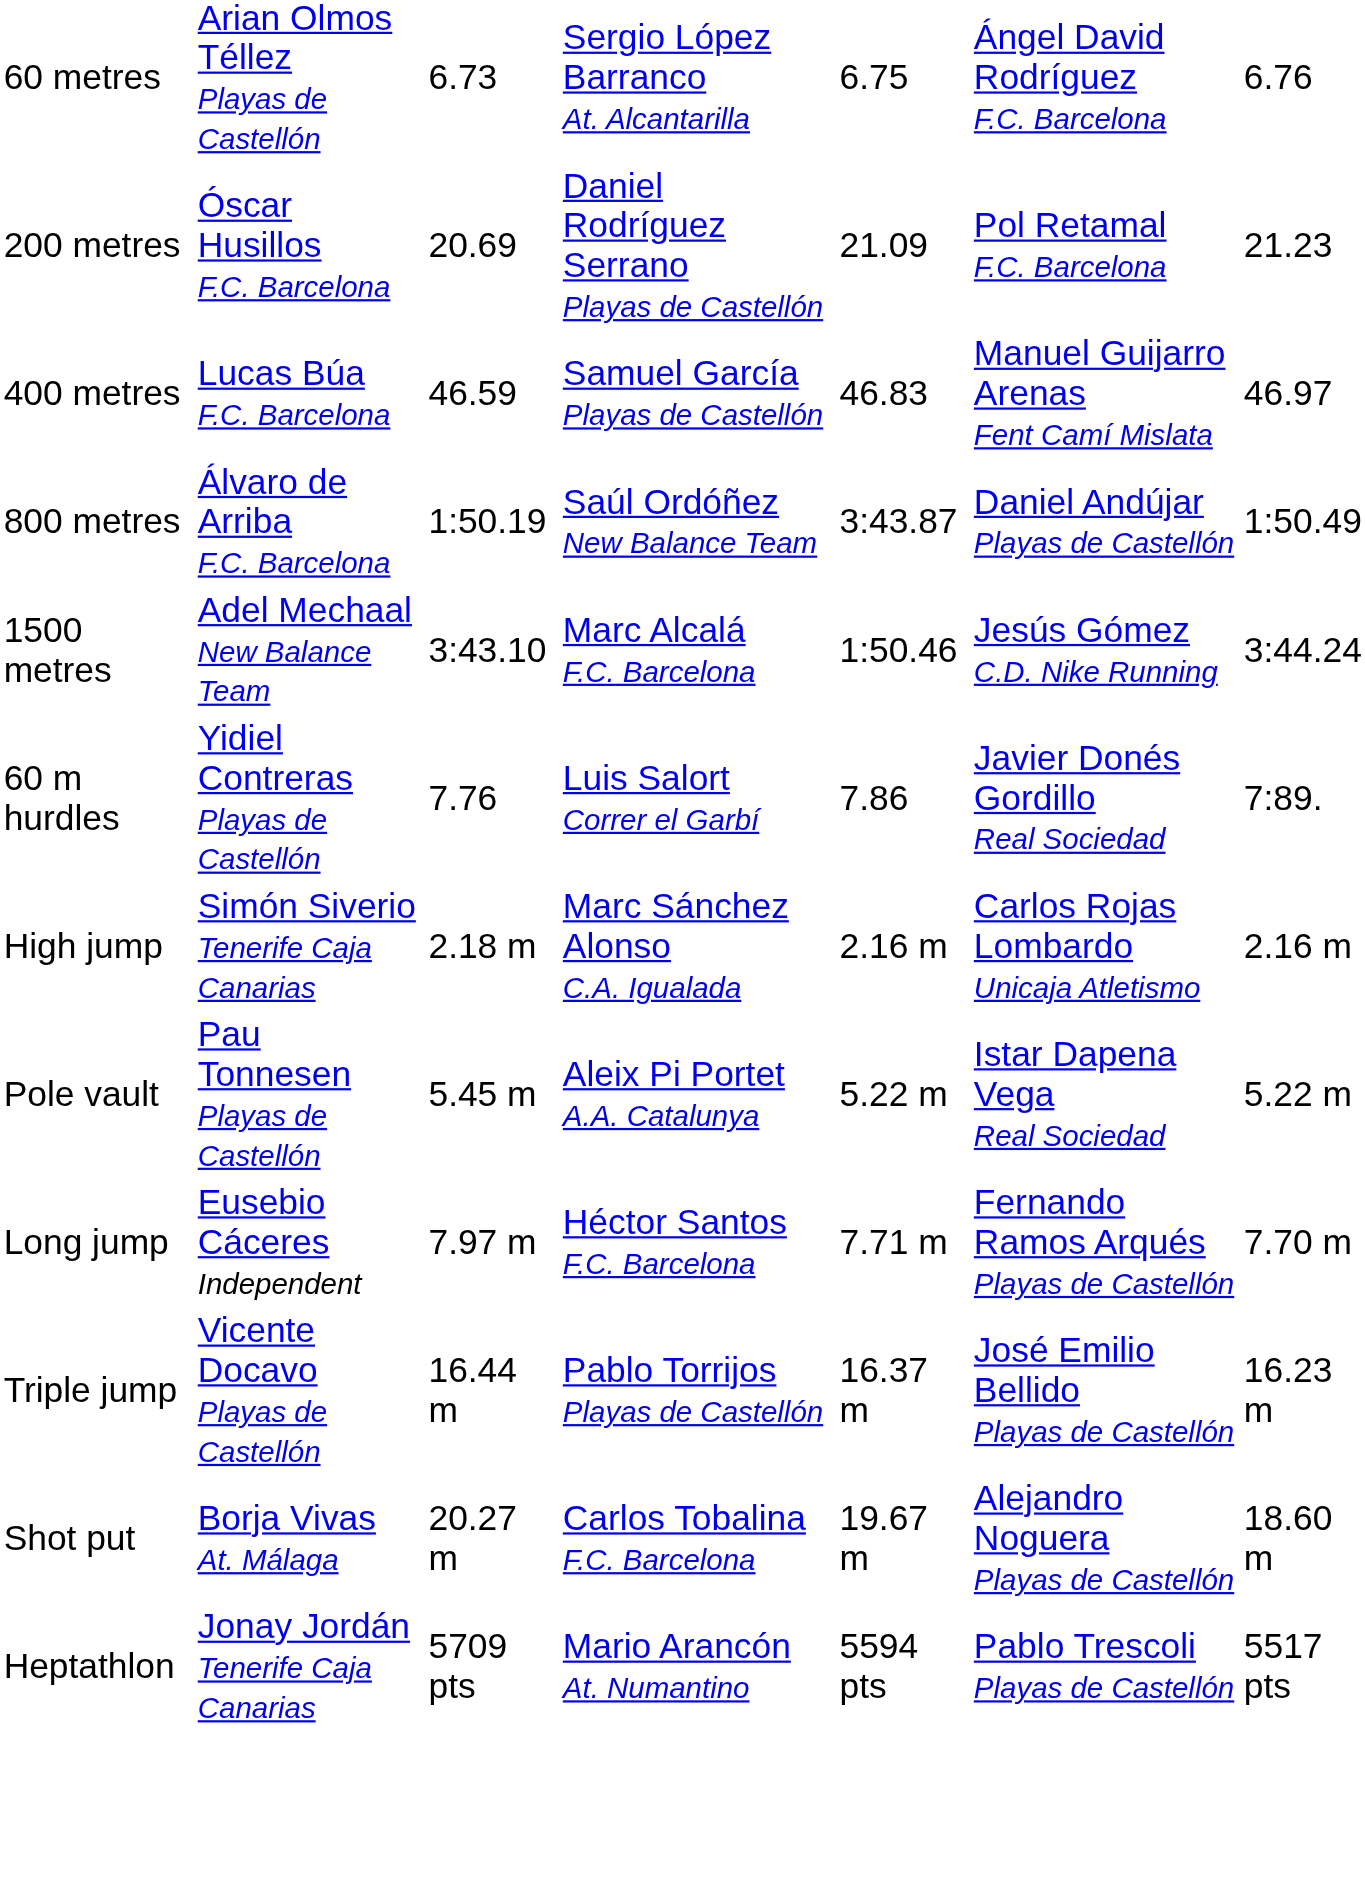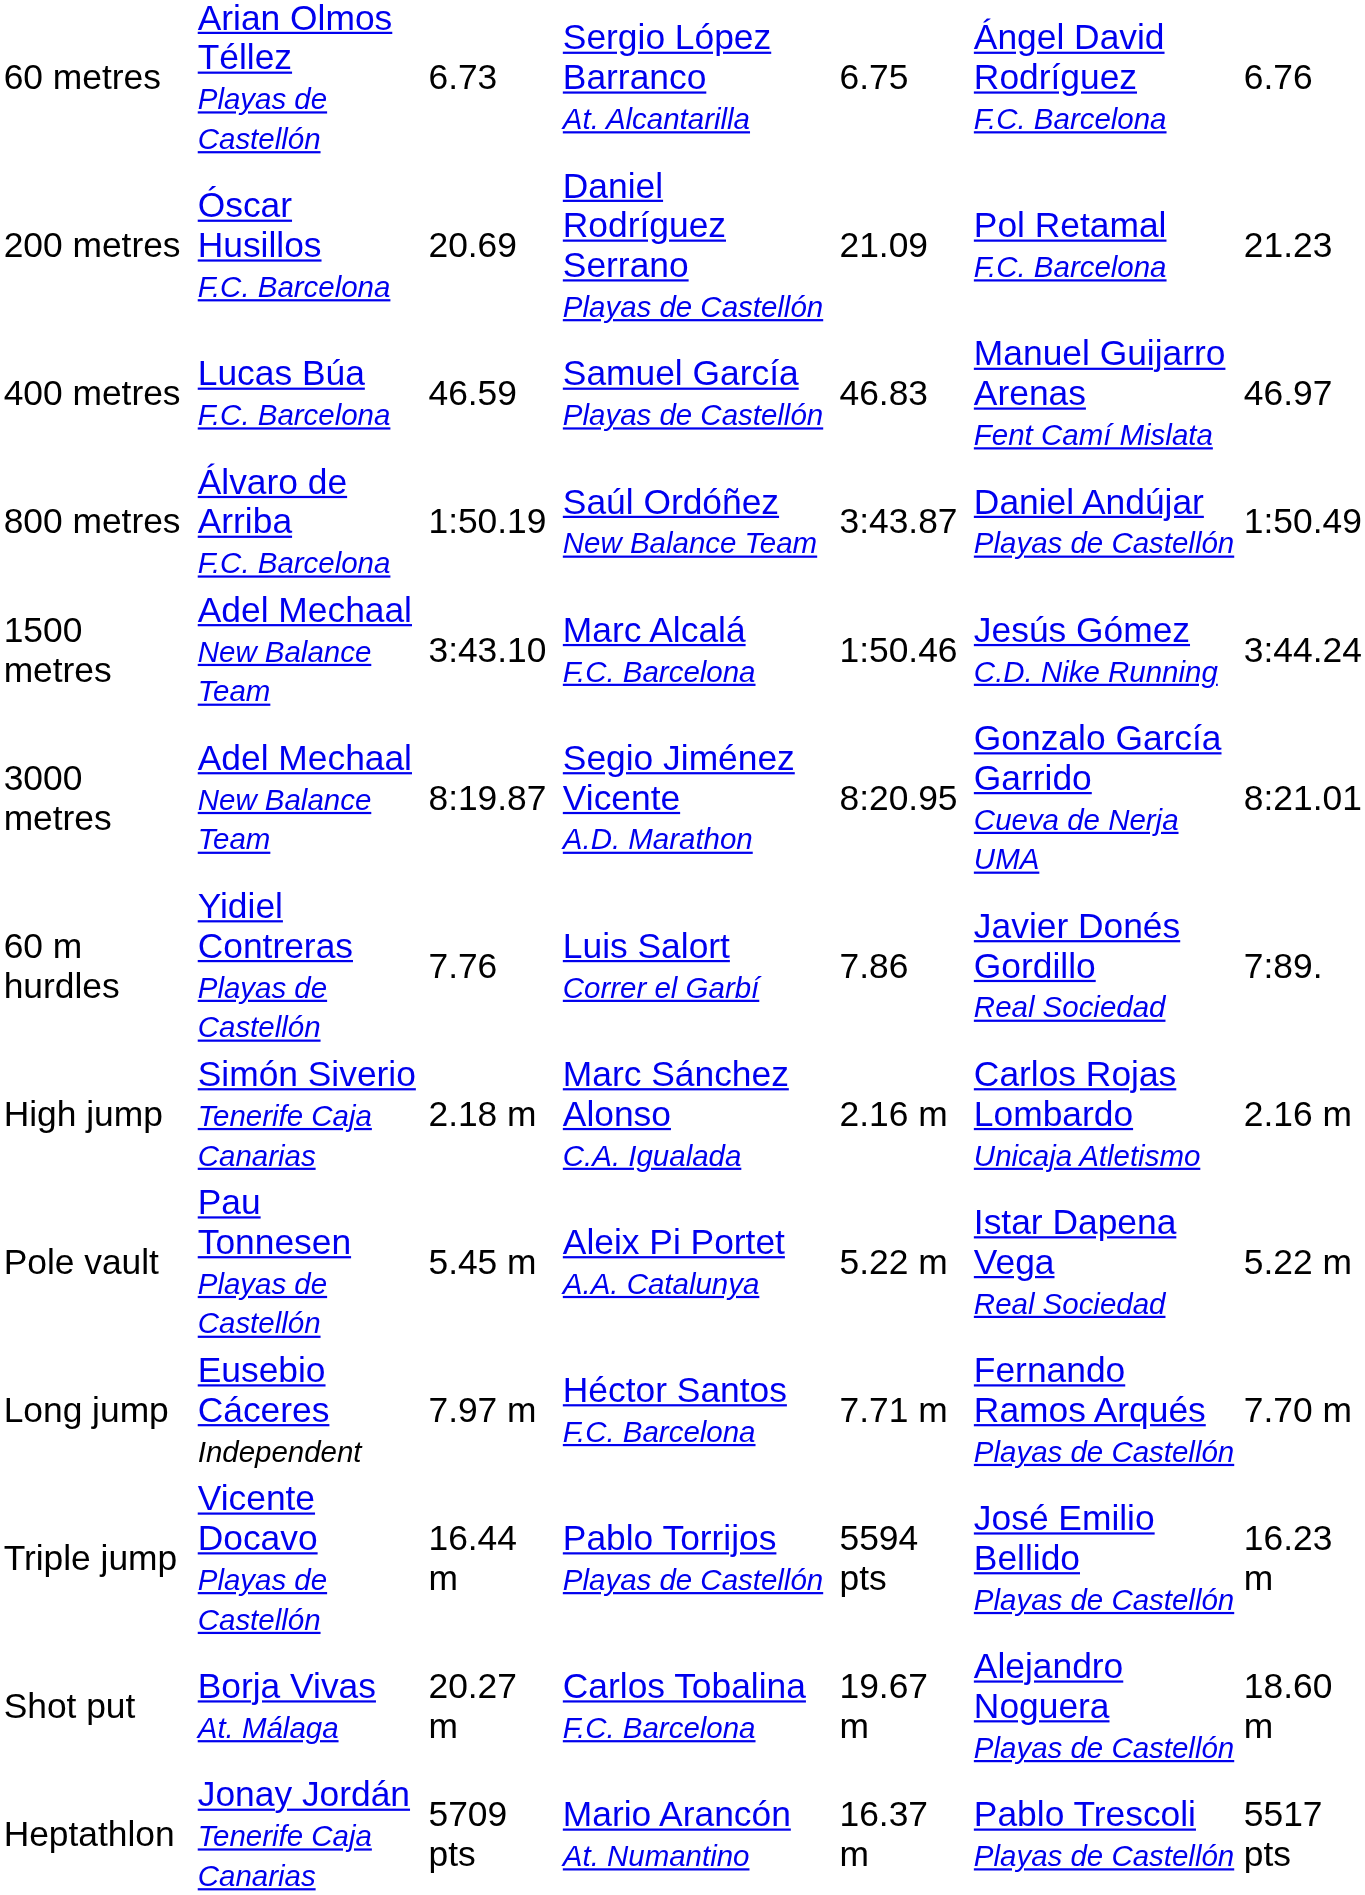+ row: (58, 798)
(884, 1390) 16.37 m -> (879, 1558) 5594 pts
(879, 1666) 5594 pts -> (884, 1834) 16.37 m
